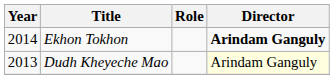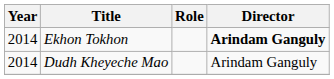(23, 62) 2013 -> (23, 62) 2014
(264, 62) lightyellow background -> (264, 62) no background
